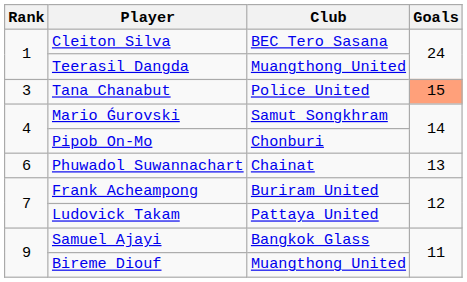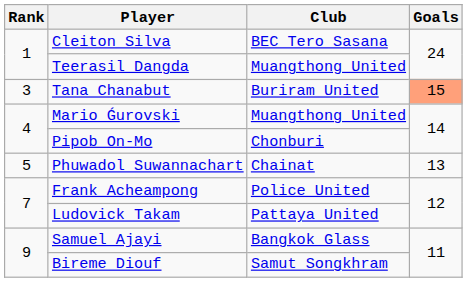(310, 91) Police United -> (315, 91) Buriram United
(319, 116) Samut Songkhram -> (328, 116) Muangthong United
(26, 166) 6 -> (26, 166) 5
(315, 191) Buriram United -> (310, 191) Police United
(328, 265) Muangthong United -> (319, 265) Samut Songkhram
